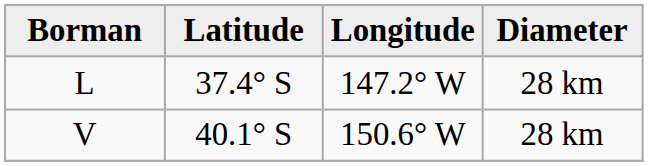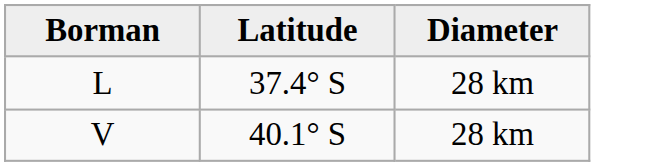- column: (403, 30)
